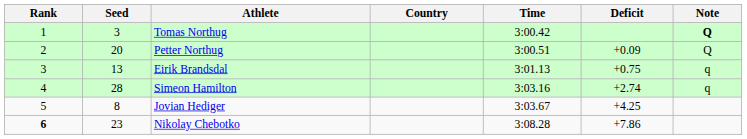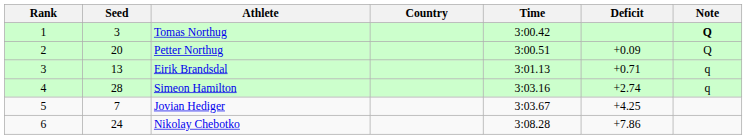(627, 69) +0.75 -> (627, 69) +0.71
(117, 106) 8 -> (117, 106) 7
(43, 124) bold -> (43, 124) normal
(117, 124) 23 -> (117, 124) 24
